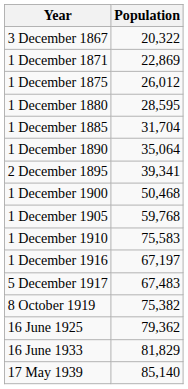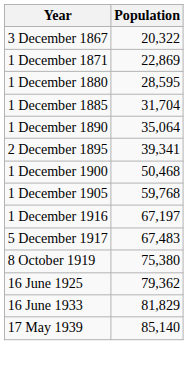- row: (58, 82)
- row: (58, 238)
(161, 305) 75,382 -> (161, 261) 75,380
